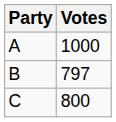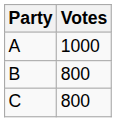(75, 74) 797 -> (75, 74) 800
